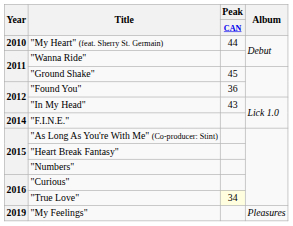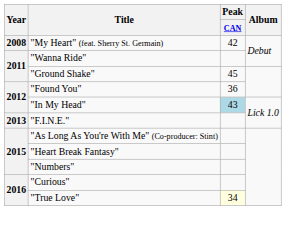(16, 43) 2010 -> (16, 43) 2008
(233, 43) 44 -> (233, 43) 42
(233, 105) no background -> (233, 105) lightblue background
(16, 120) 2014 -> (16, 120) 2013
- row: (59, 213)
